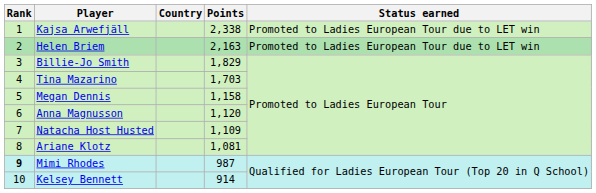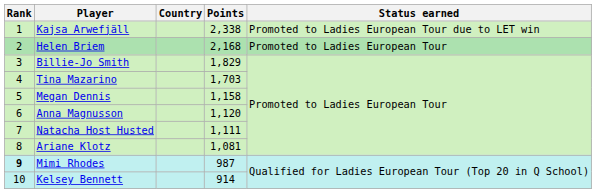(226, 46) 2,163 -> (226, 46) 2,168
(394, 46) Promoted to Ladies European Tour due to LET win -> (348, 46) Promoted to Ladies European Tour
(226, 130) 1,109 -> (226, 130) 1,111
